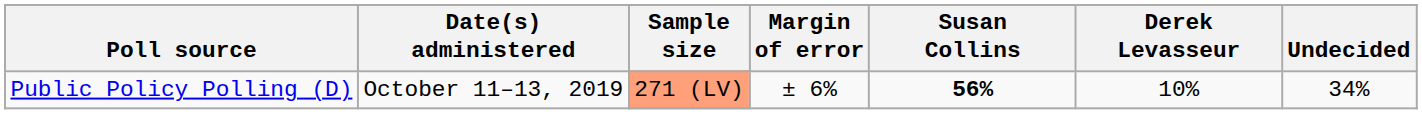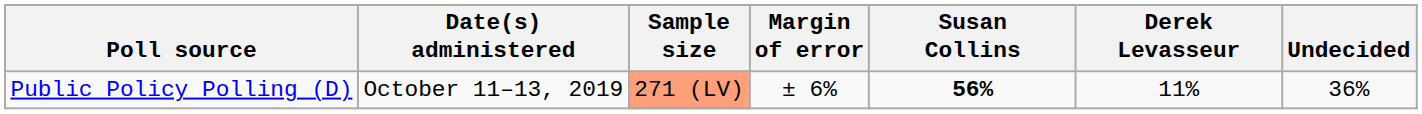(1179, 89) 10% -> (1179, 89) 11%
(1349, 89) 34% -> (1349, 89) 36%
